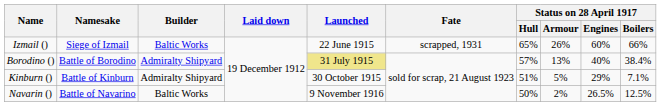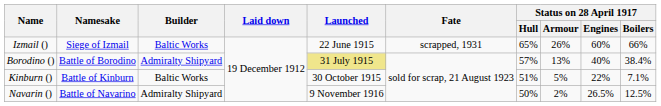(181, 77) Admiralty Shipyard -> (181, 77) Baltic Works
(601, 77) 29% -> (601, 77) 22%
(181, 93) Baltic Works -> (181, 93) Admiralty Shipyard
